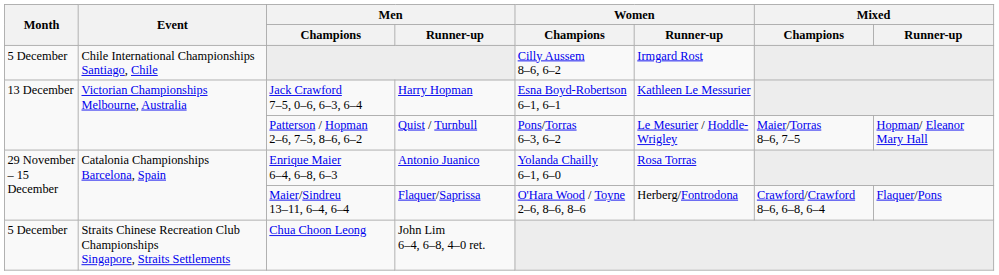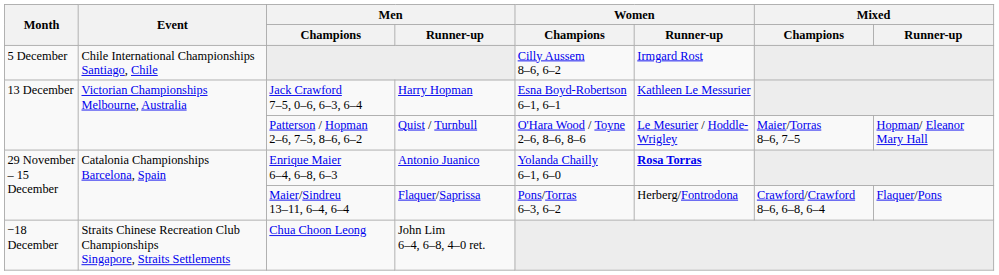(547, 132) Pons/Torras 6–3, 6–2 -> (571, 132) O'Hara Wood / Toyne 2–6, 8–6, 8–6
(667, 160) normal -> (669, 160) bold
(571, 202) O'Hara Wood / Toyne 2–6, 8–6, 8–6 -> (547, 202) Pons/Torras 6–3, 6–2
(37, 230) 5 December -> (33, 237) −18 December
